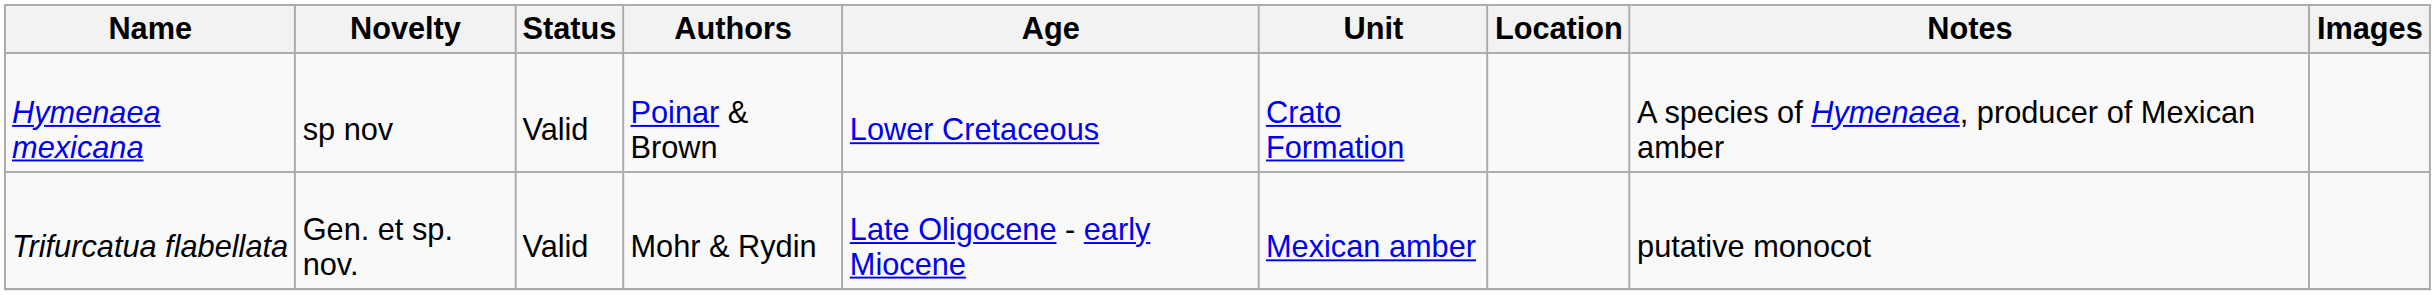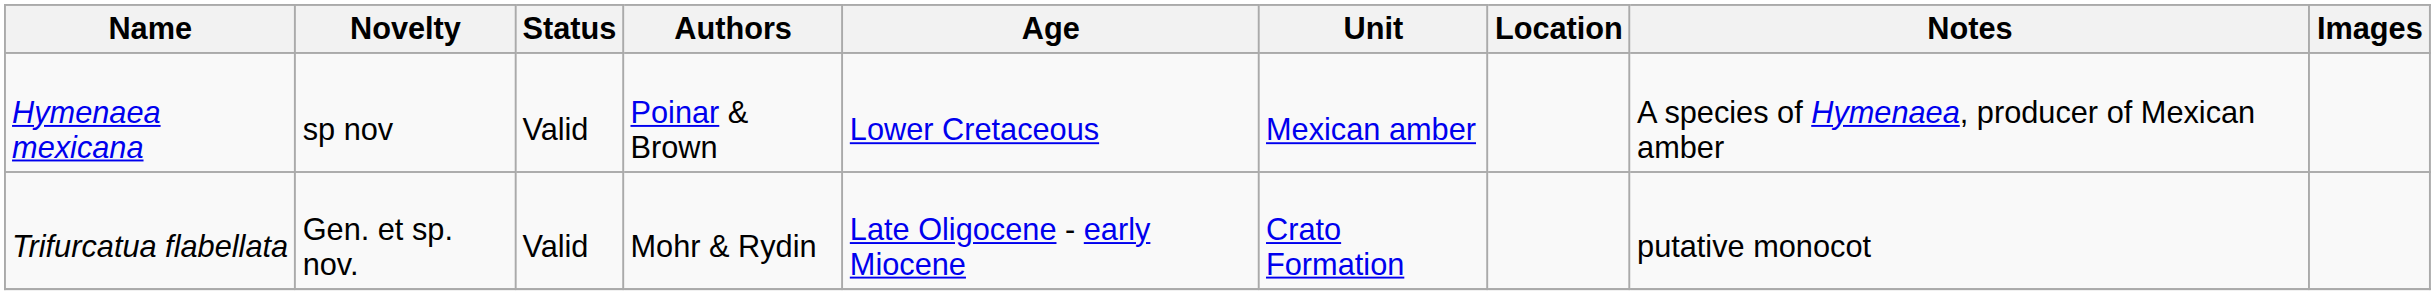(1335, 129) Crato Formation -> (1371, 129) Mexican amber
(1371, 247) Mexican amber -> (1335, 247) Crato Formation
